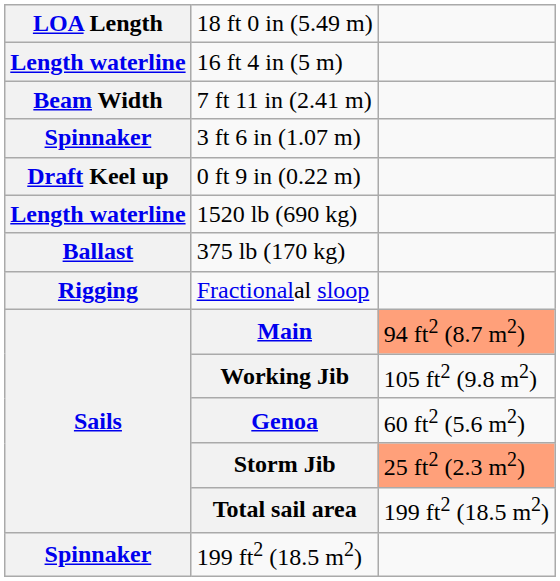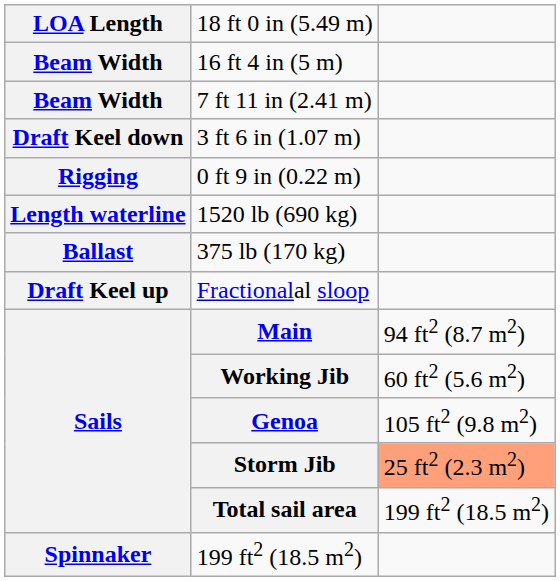(98, 61) Length waterline -> (98, 61) Beam Width
(98, 137) Spinnaker -> (98, 137) Draft Keel down
(98, 175) Draft Keel up -> (98, 175) Rigging
(98, 289) Rigging -> (98, 289) Draft Keel up
(454, 331) lightsalmon background -> (454, 331) no background
(460, 375) 105 ft2 (9.8 m2) -> (454, 375) 60 ft2 (5.6 m2)
(454, 420) 60 ft2 (5.6 m2) -> (460, 420) 105 ft2 (9.8 m2)
